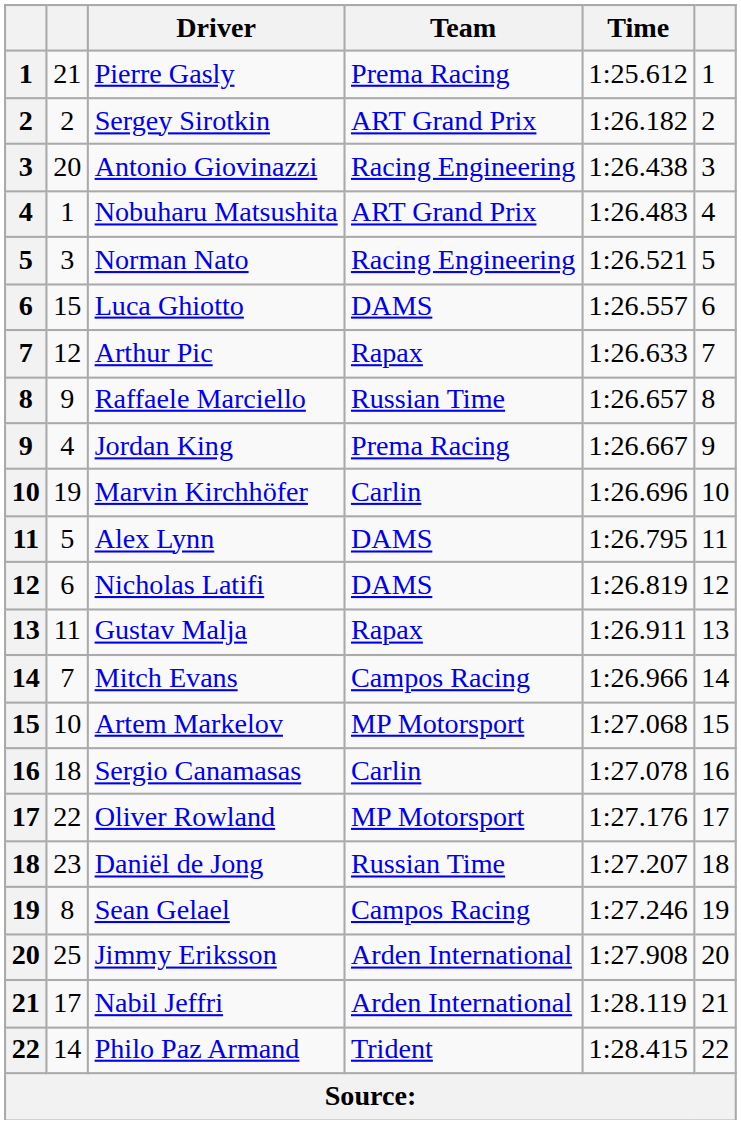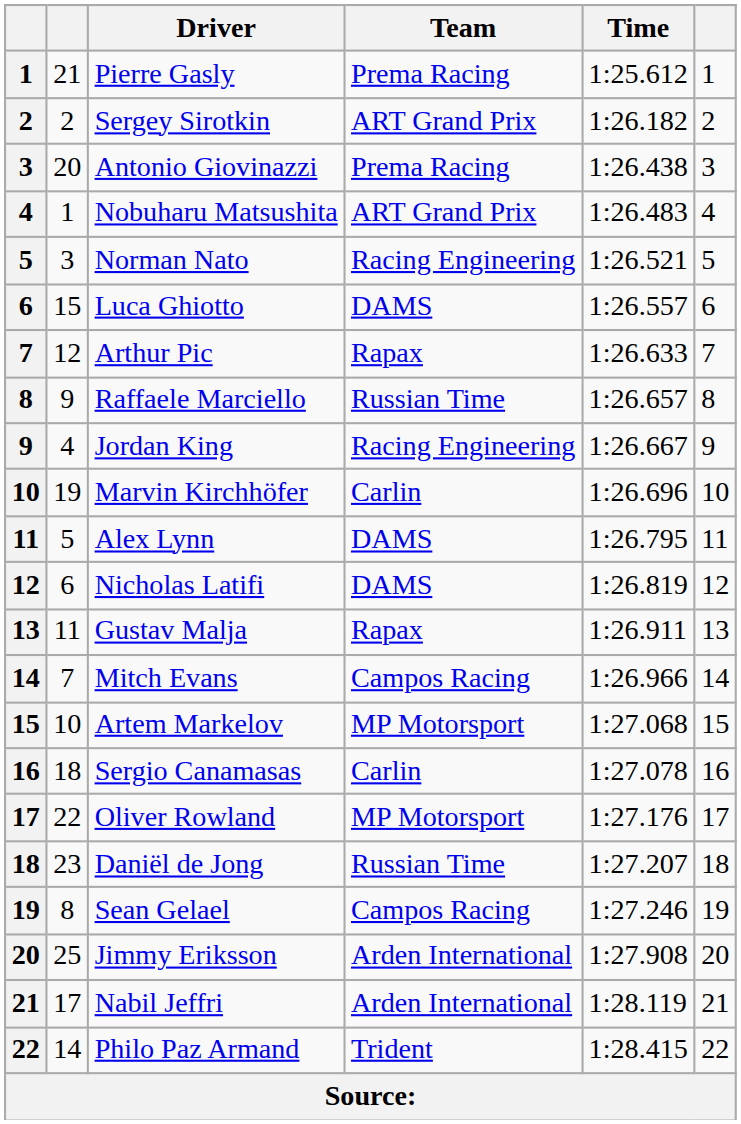(463, 166) Racing Engineering -> (430, 166) Prema Racing
(430, 445) Prema Racing -> (463, 445) Racing Engineering
